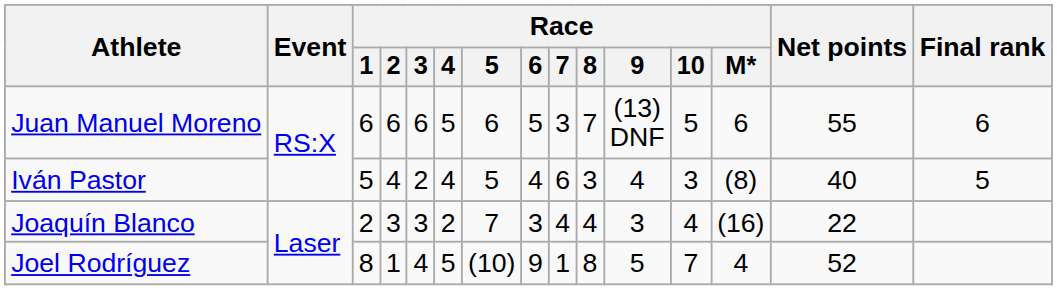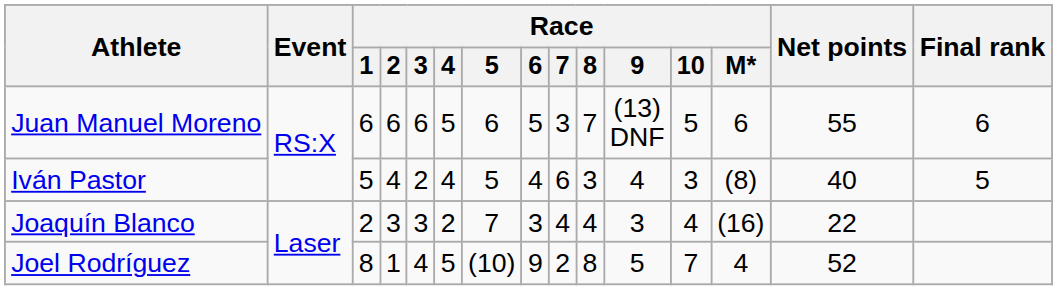(563, 264) 1 -> (563, 264) 2
